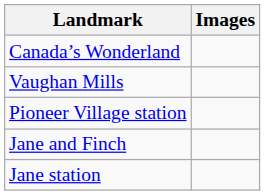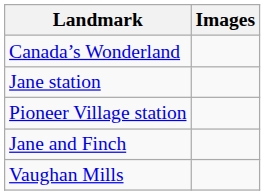rows swapped: (66, 81) <-> (55, 174)
